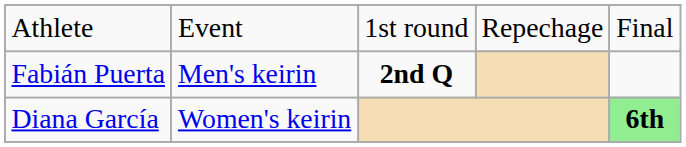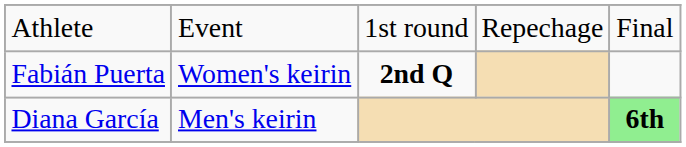(247, 73) Men's keirin -> (265, 73) Women's keirin
(265, 119) Women's keirin -> (247, 119) Men's keirin
